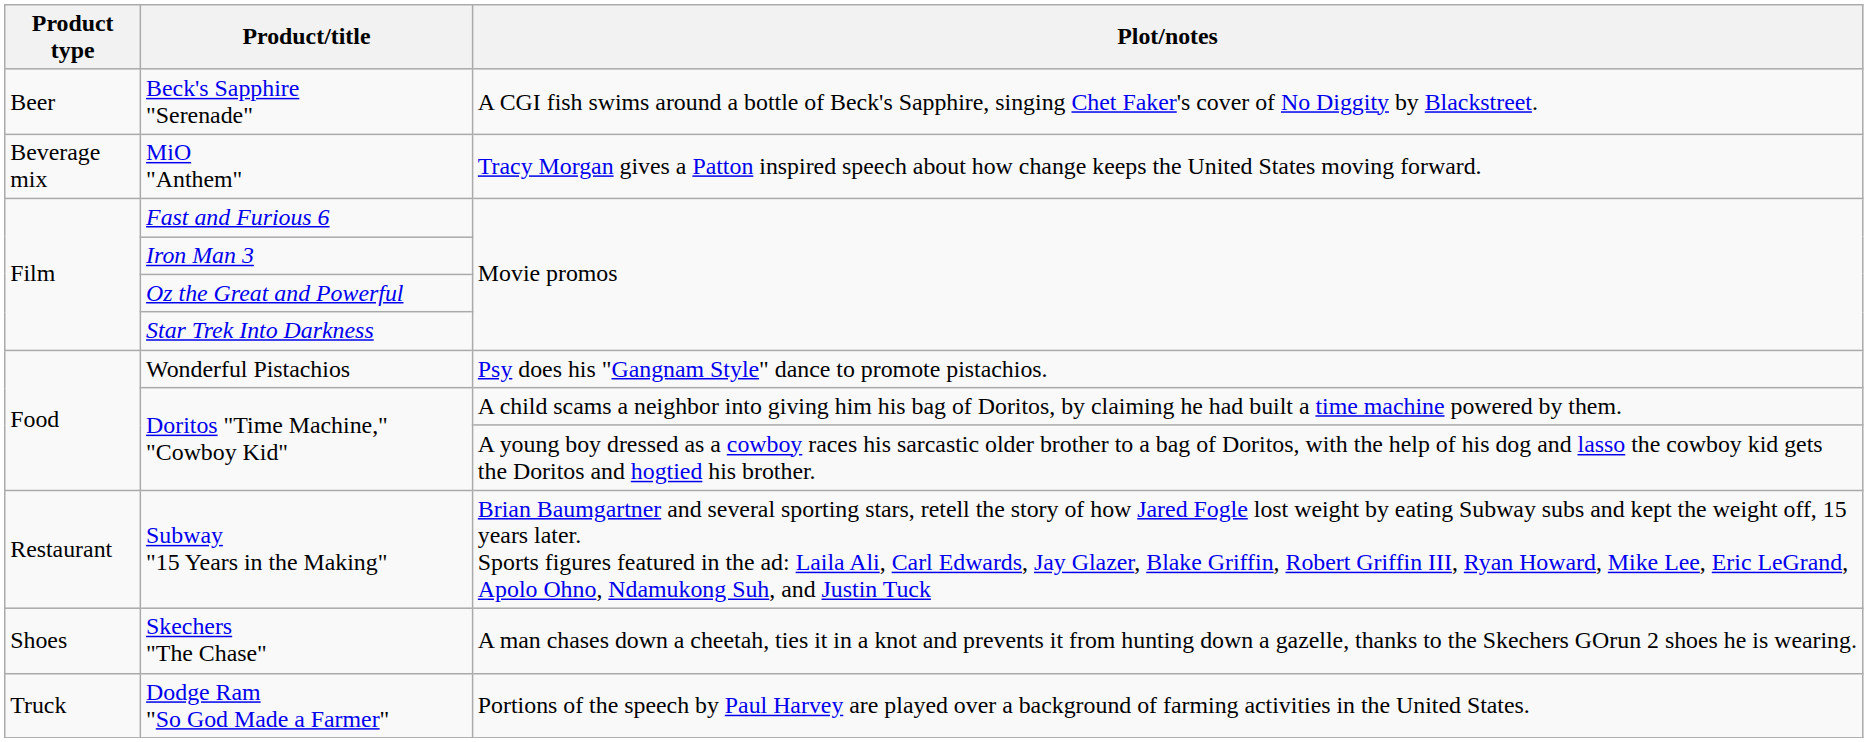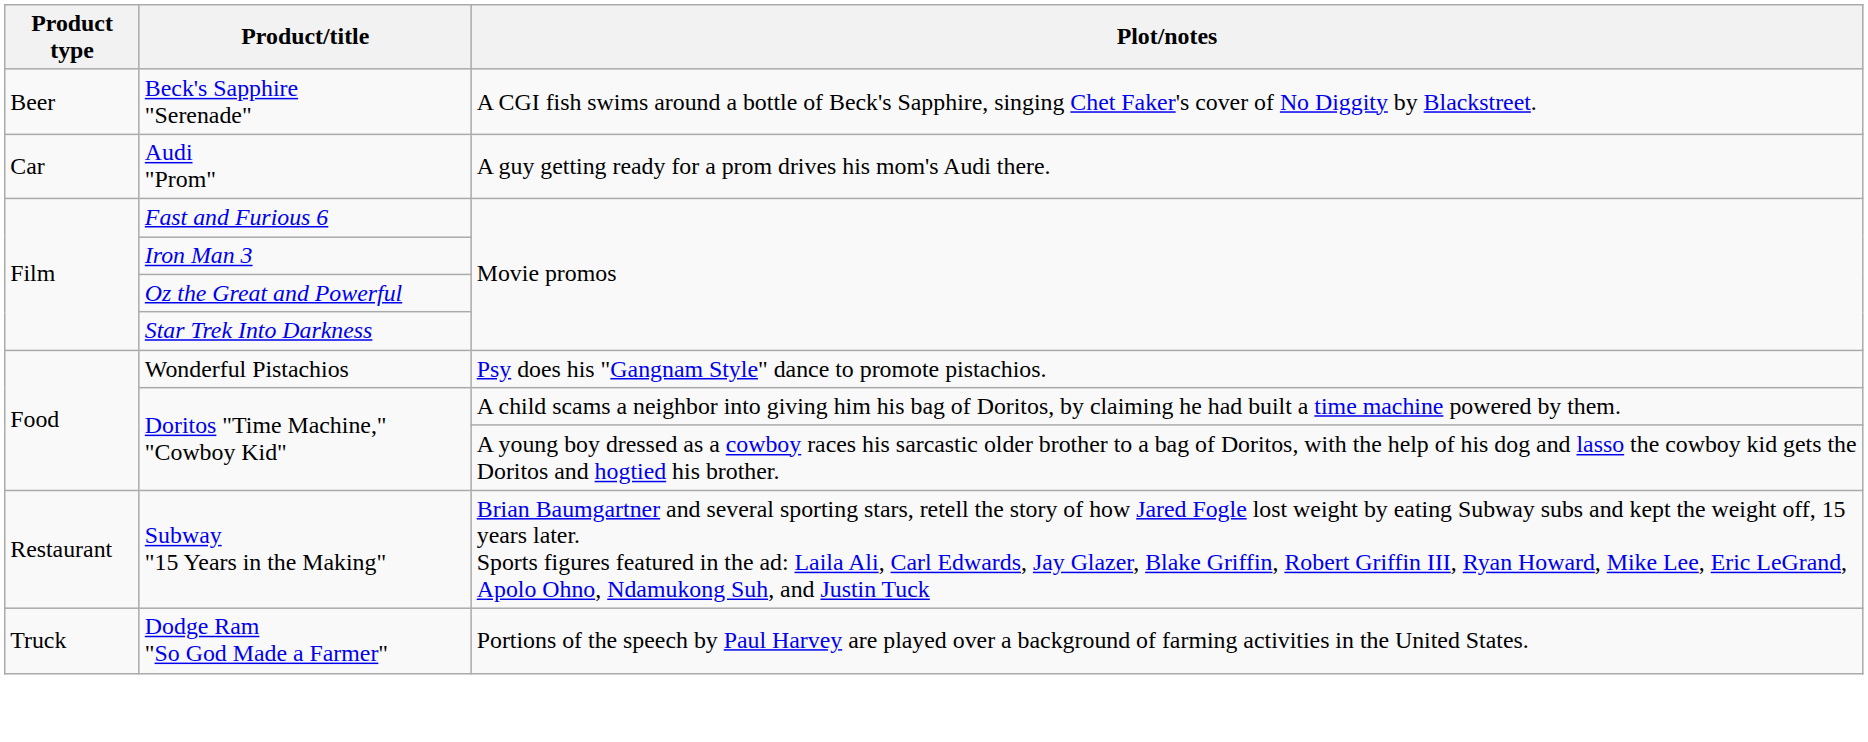- row: (194, 166)
+ row: (180, 166)
- row: (206, 640)
